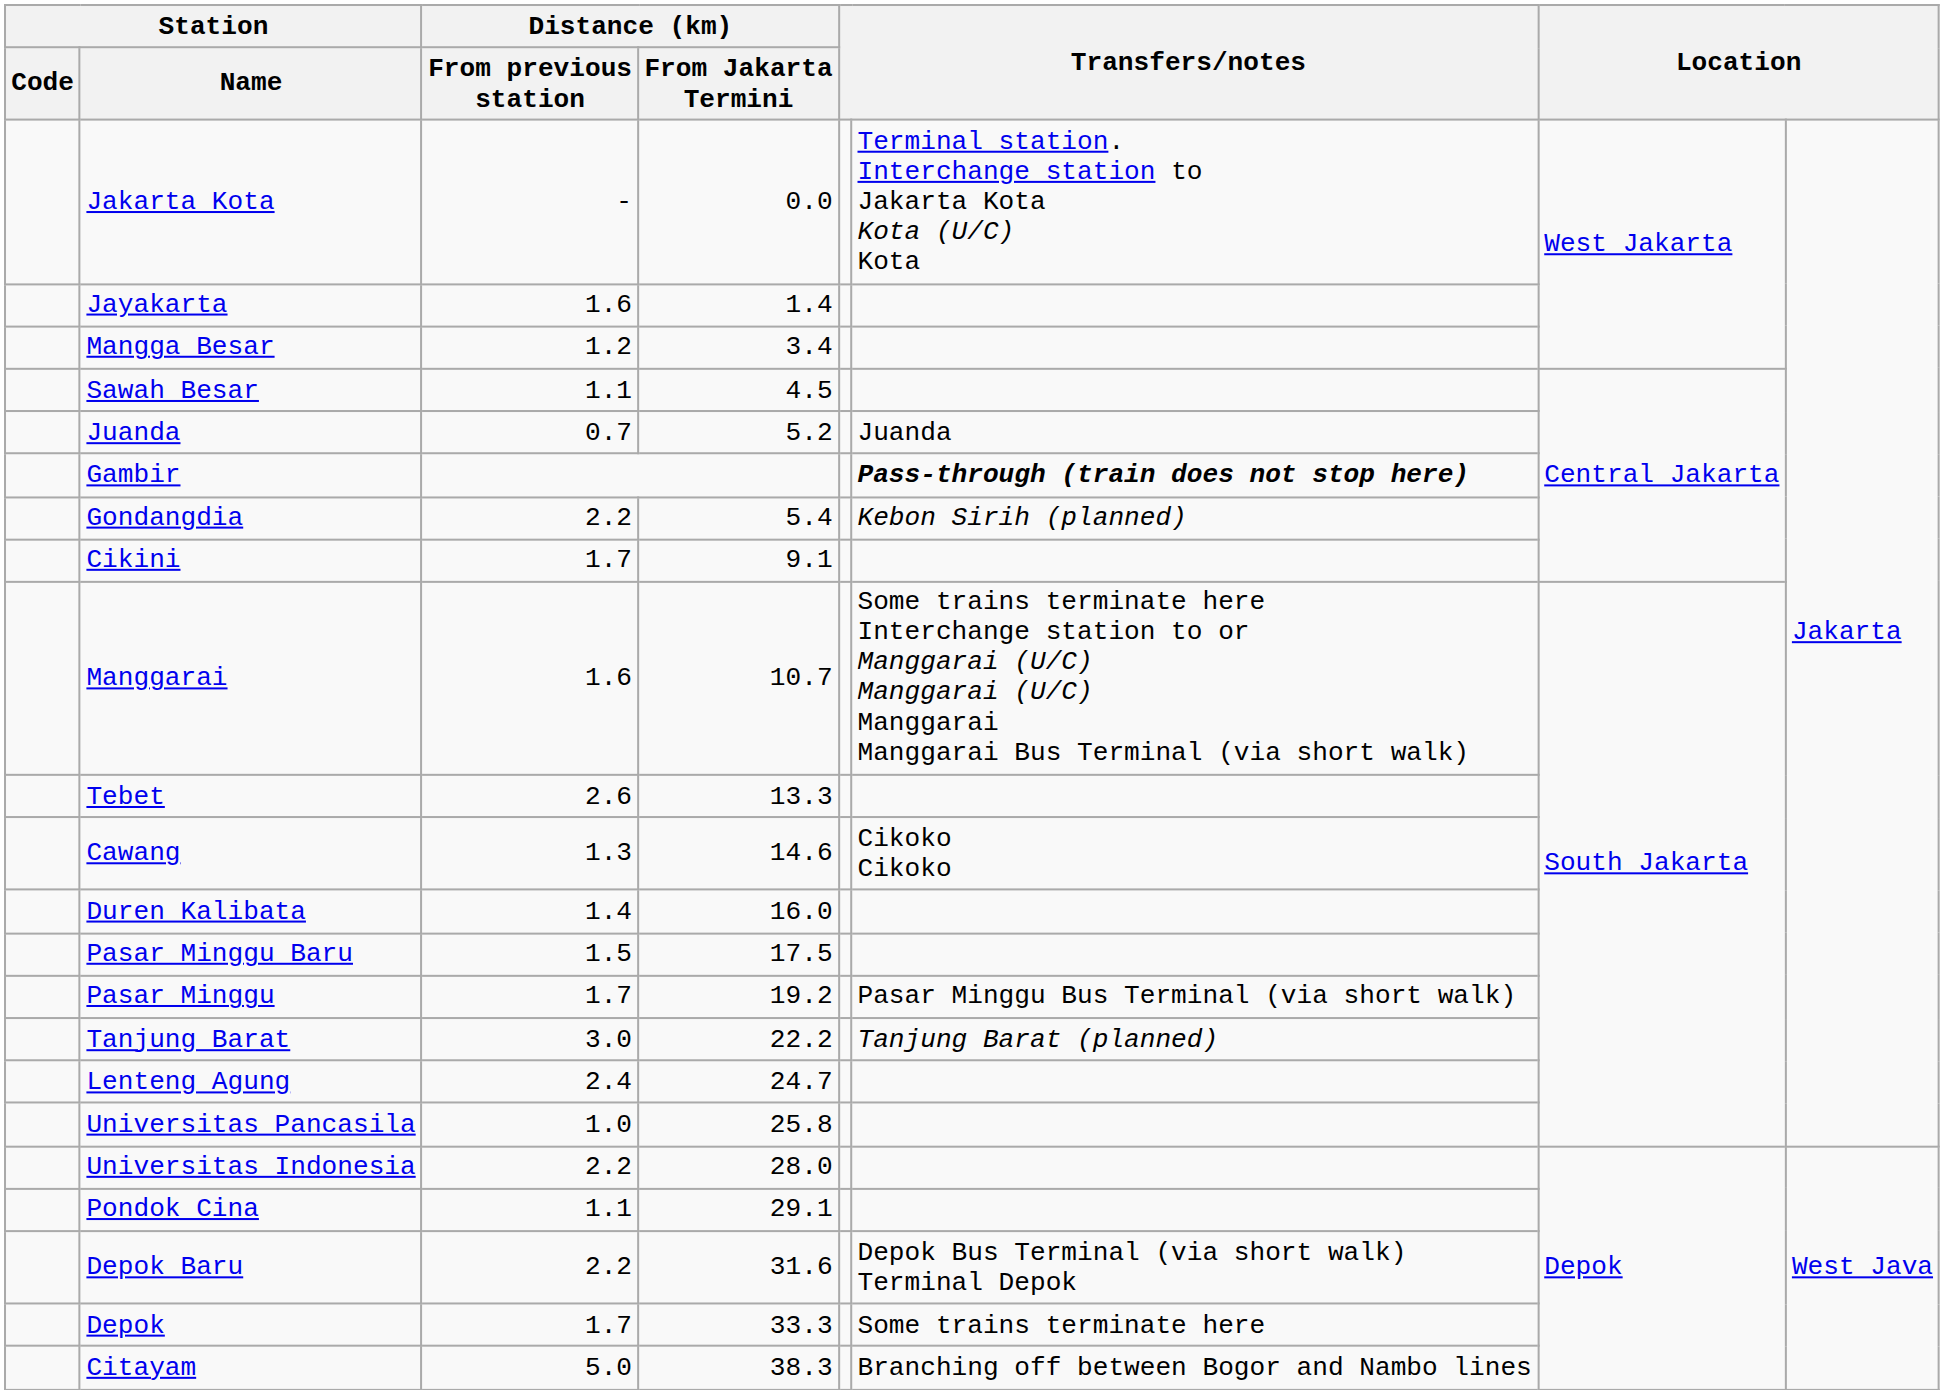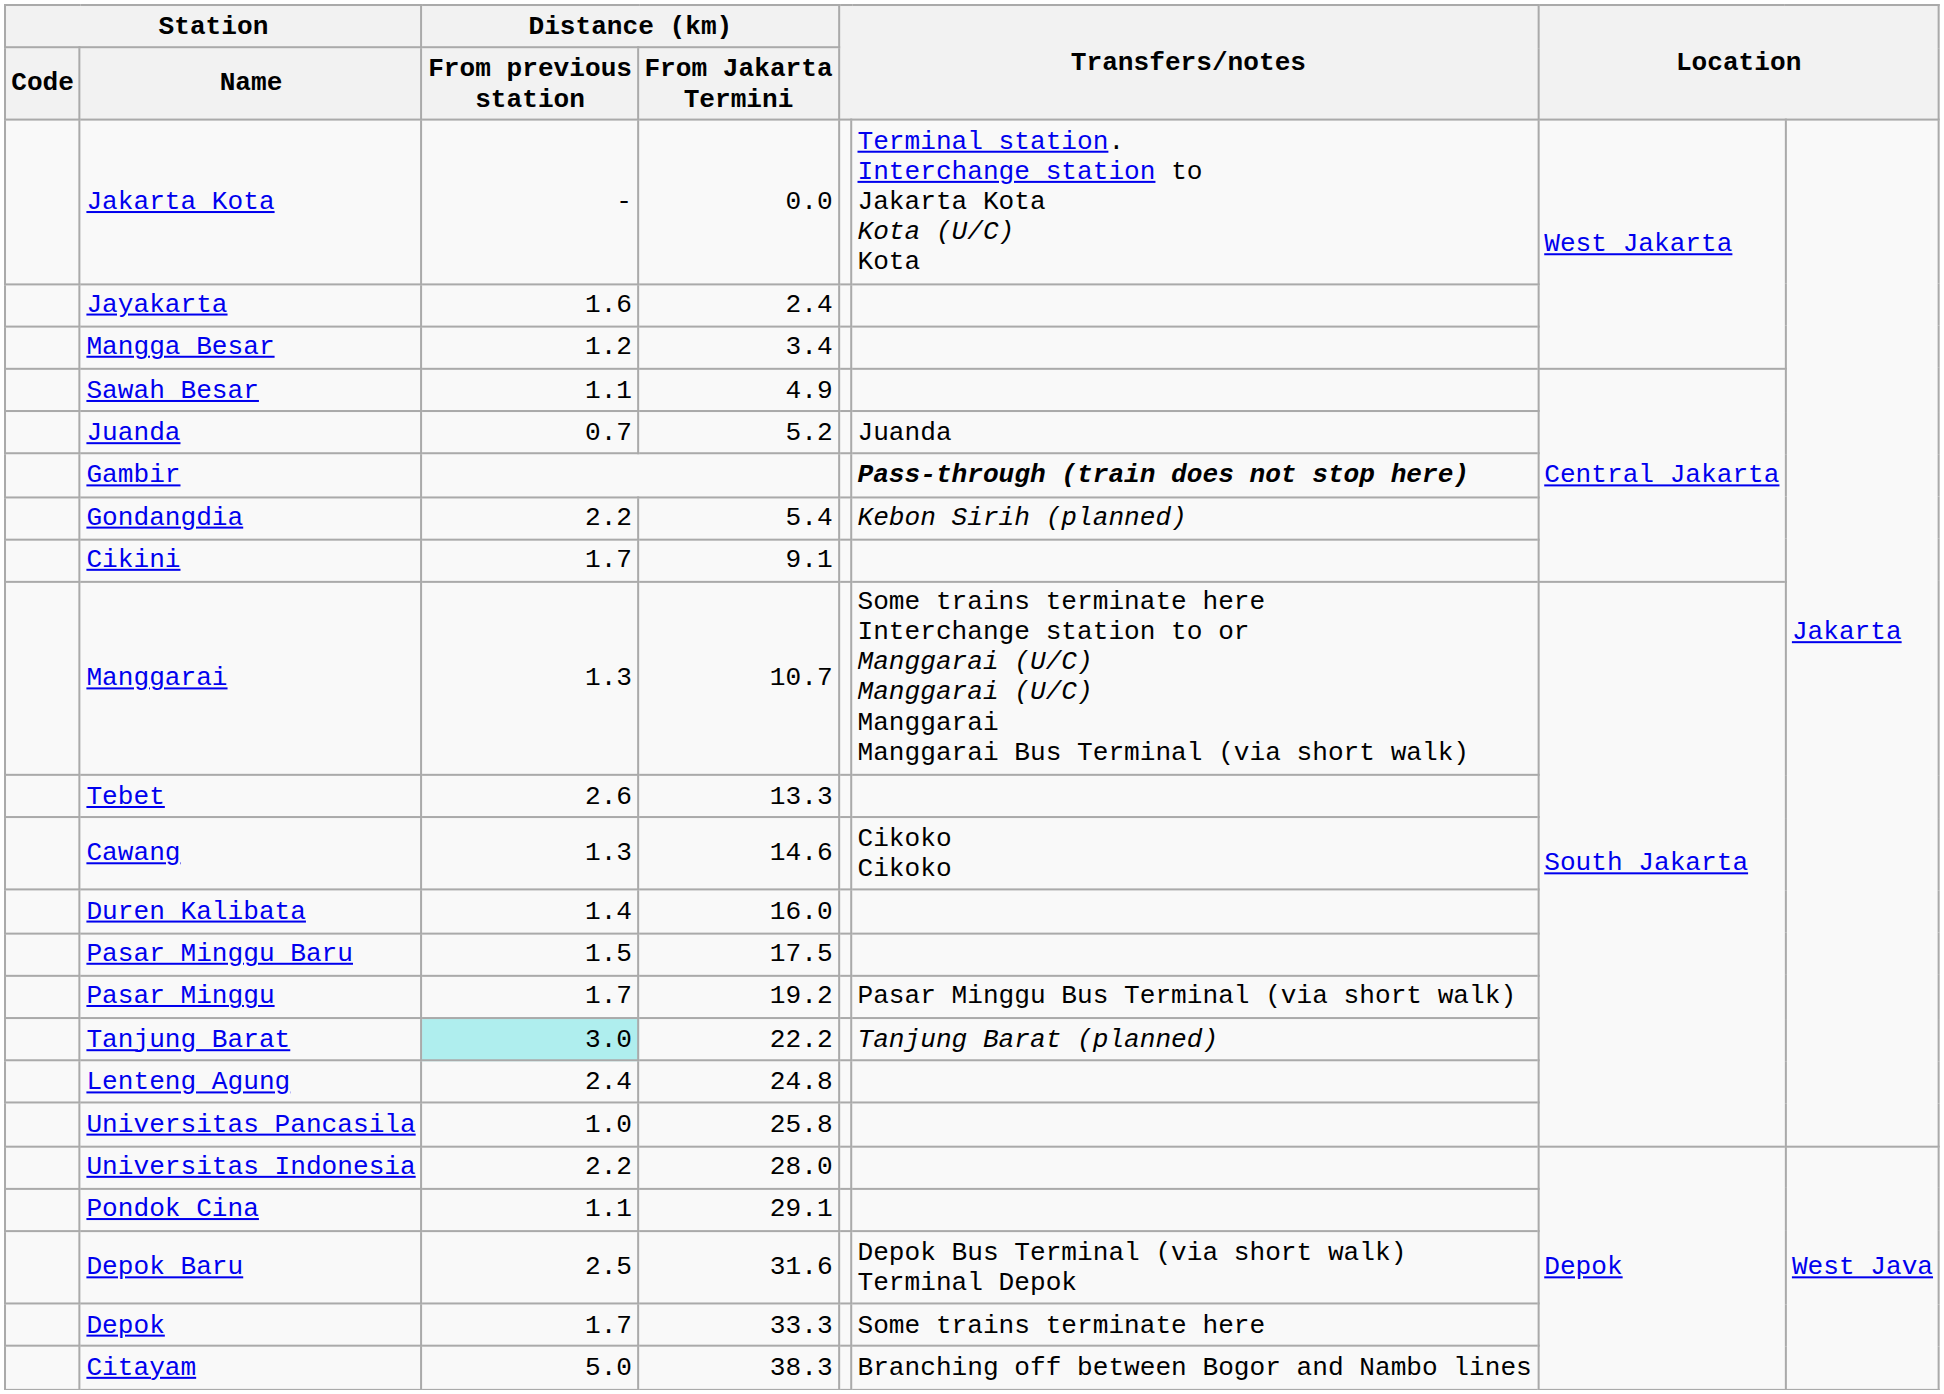(809, 305) 1.4 -> (809, 305) 2.4
(809, 390) 4.5 -> (809, 390) 4.9
(608, 678) 1.6 -> (608, 678) 1.3
(608, 1039) no background -> (608, 1039) paleturquoise background
(801, 1082) 24.7 -> (801, 1082) 24.8
(608, 1267) 2.2 -> (608, 1267) 2.5
